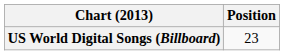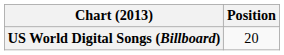(251, 38) 23 -> (251, 38) 20
